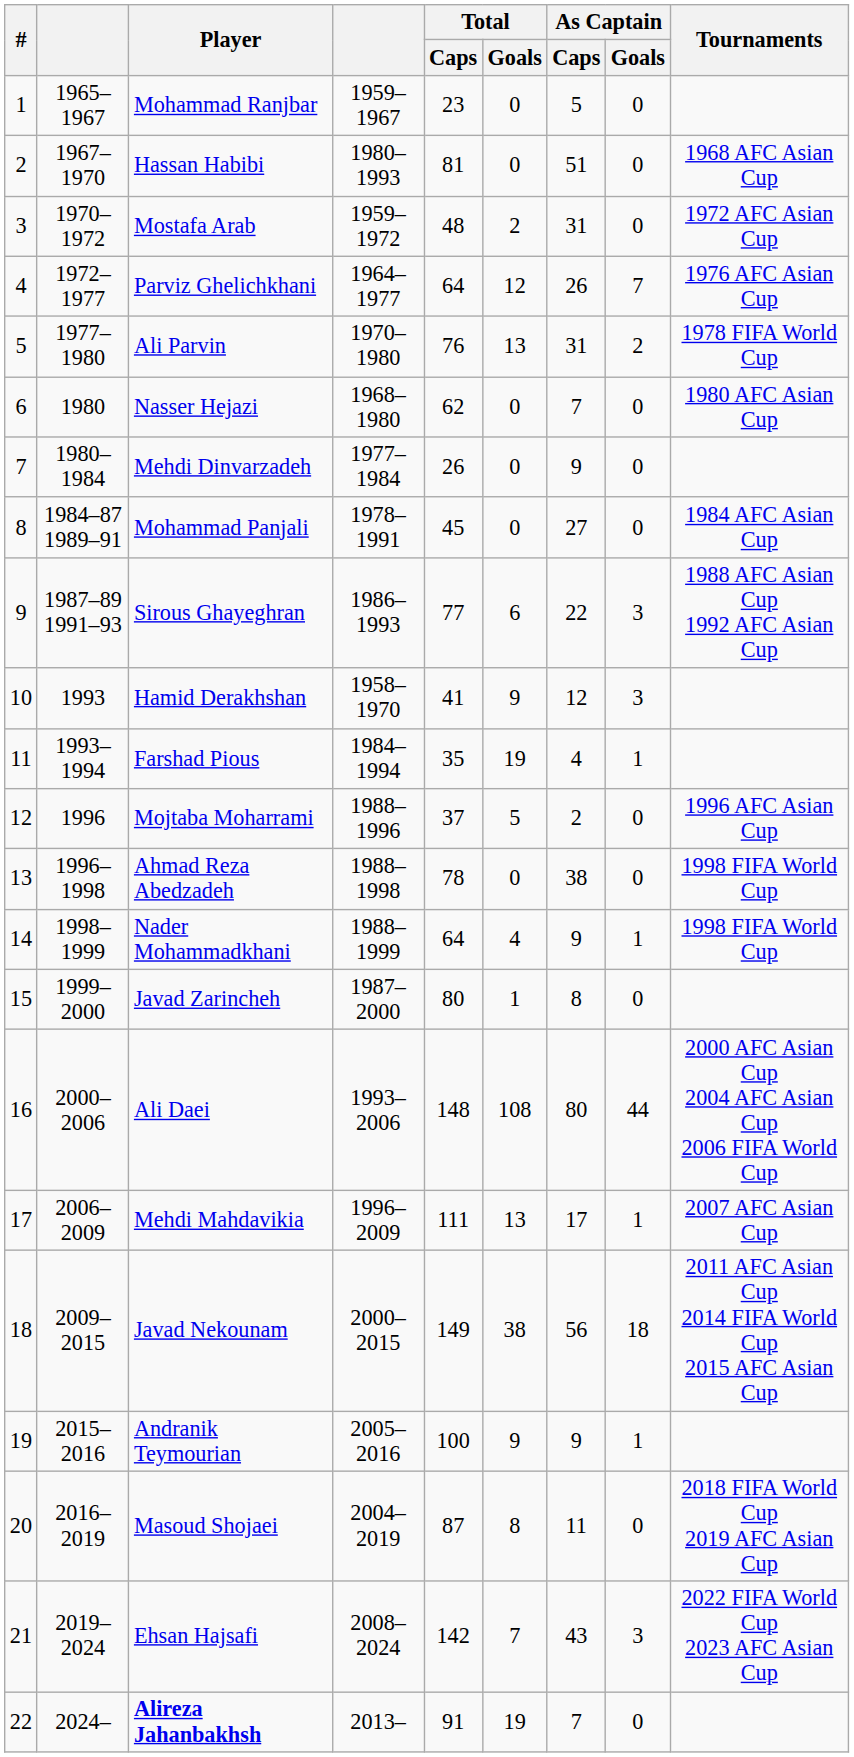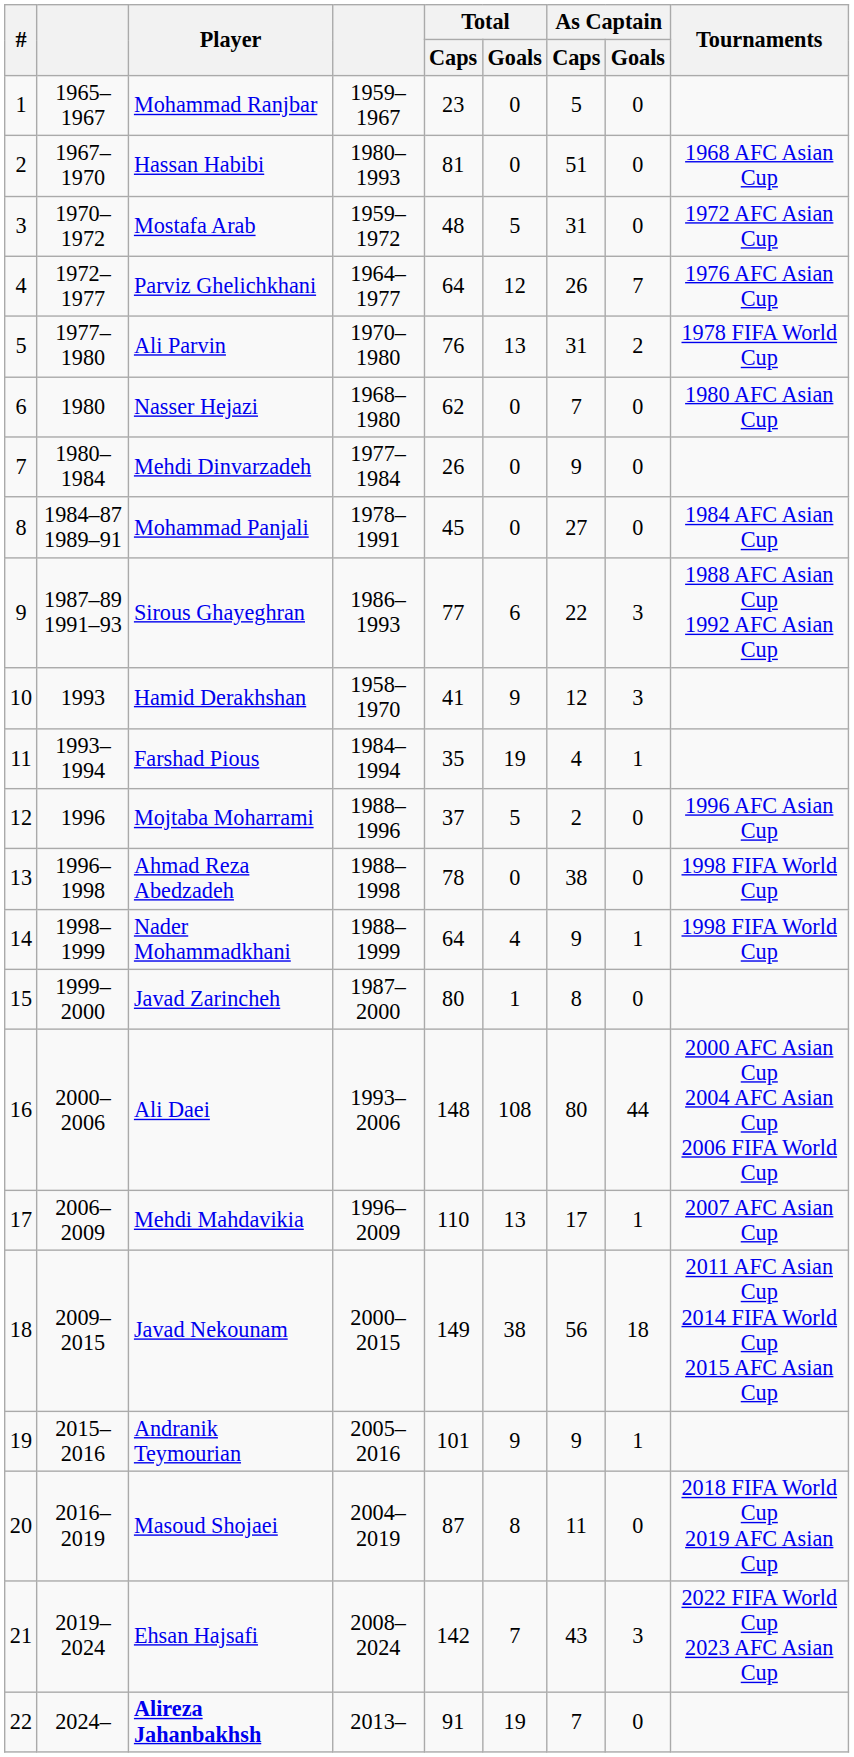(515, 225) 2 -> (515, 225) 5
(453, 1219) 111 -> (453, 1219) 110
(453, 1440) 100 -> (453, 1440) 101
